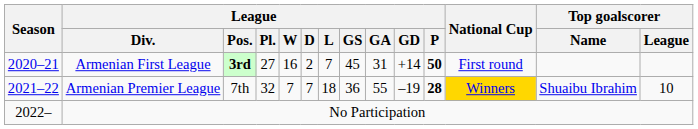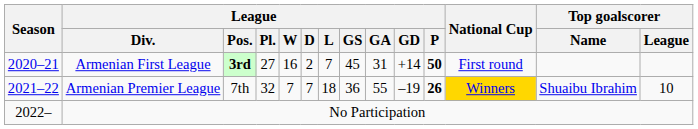(435, 88) 28 -> (435, 88) 26
